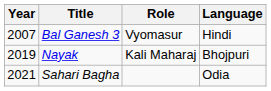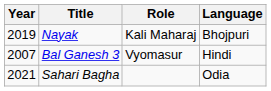rows swapped: (81, 34) <-> (60, 55)
